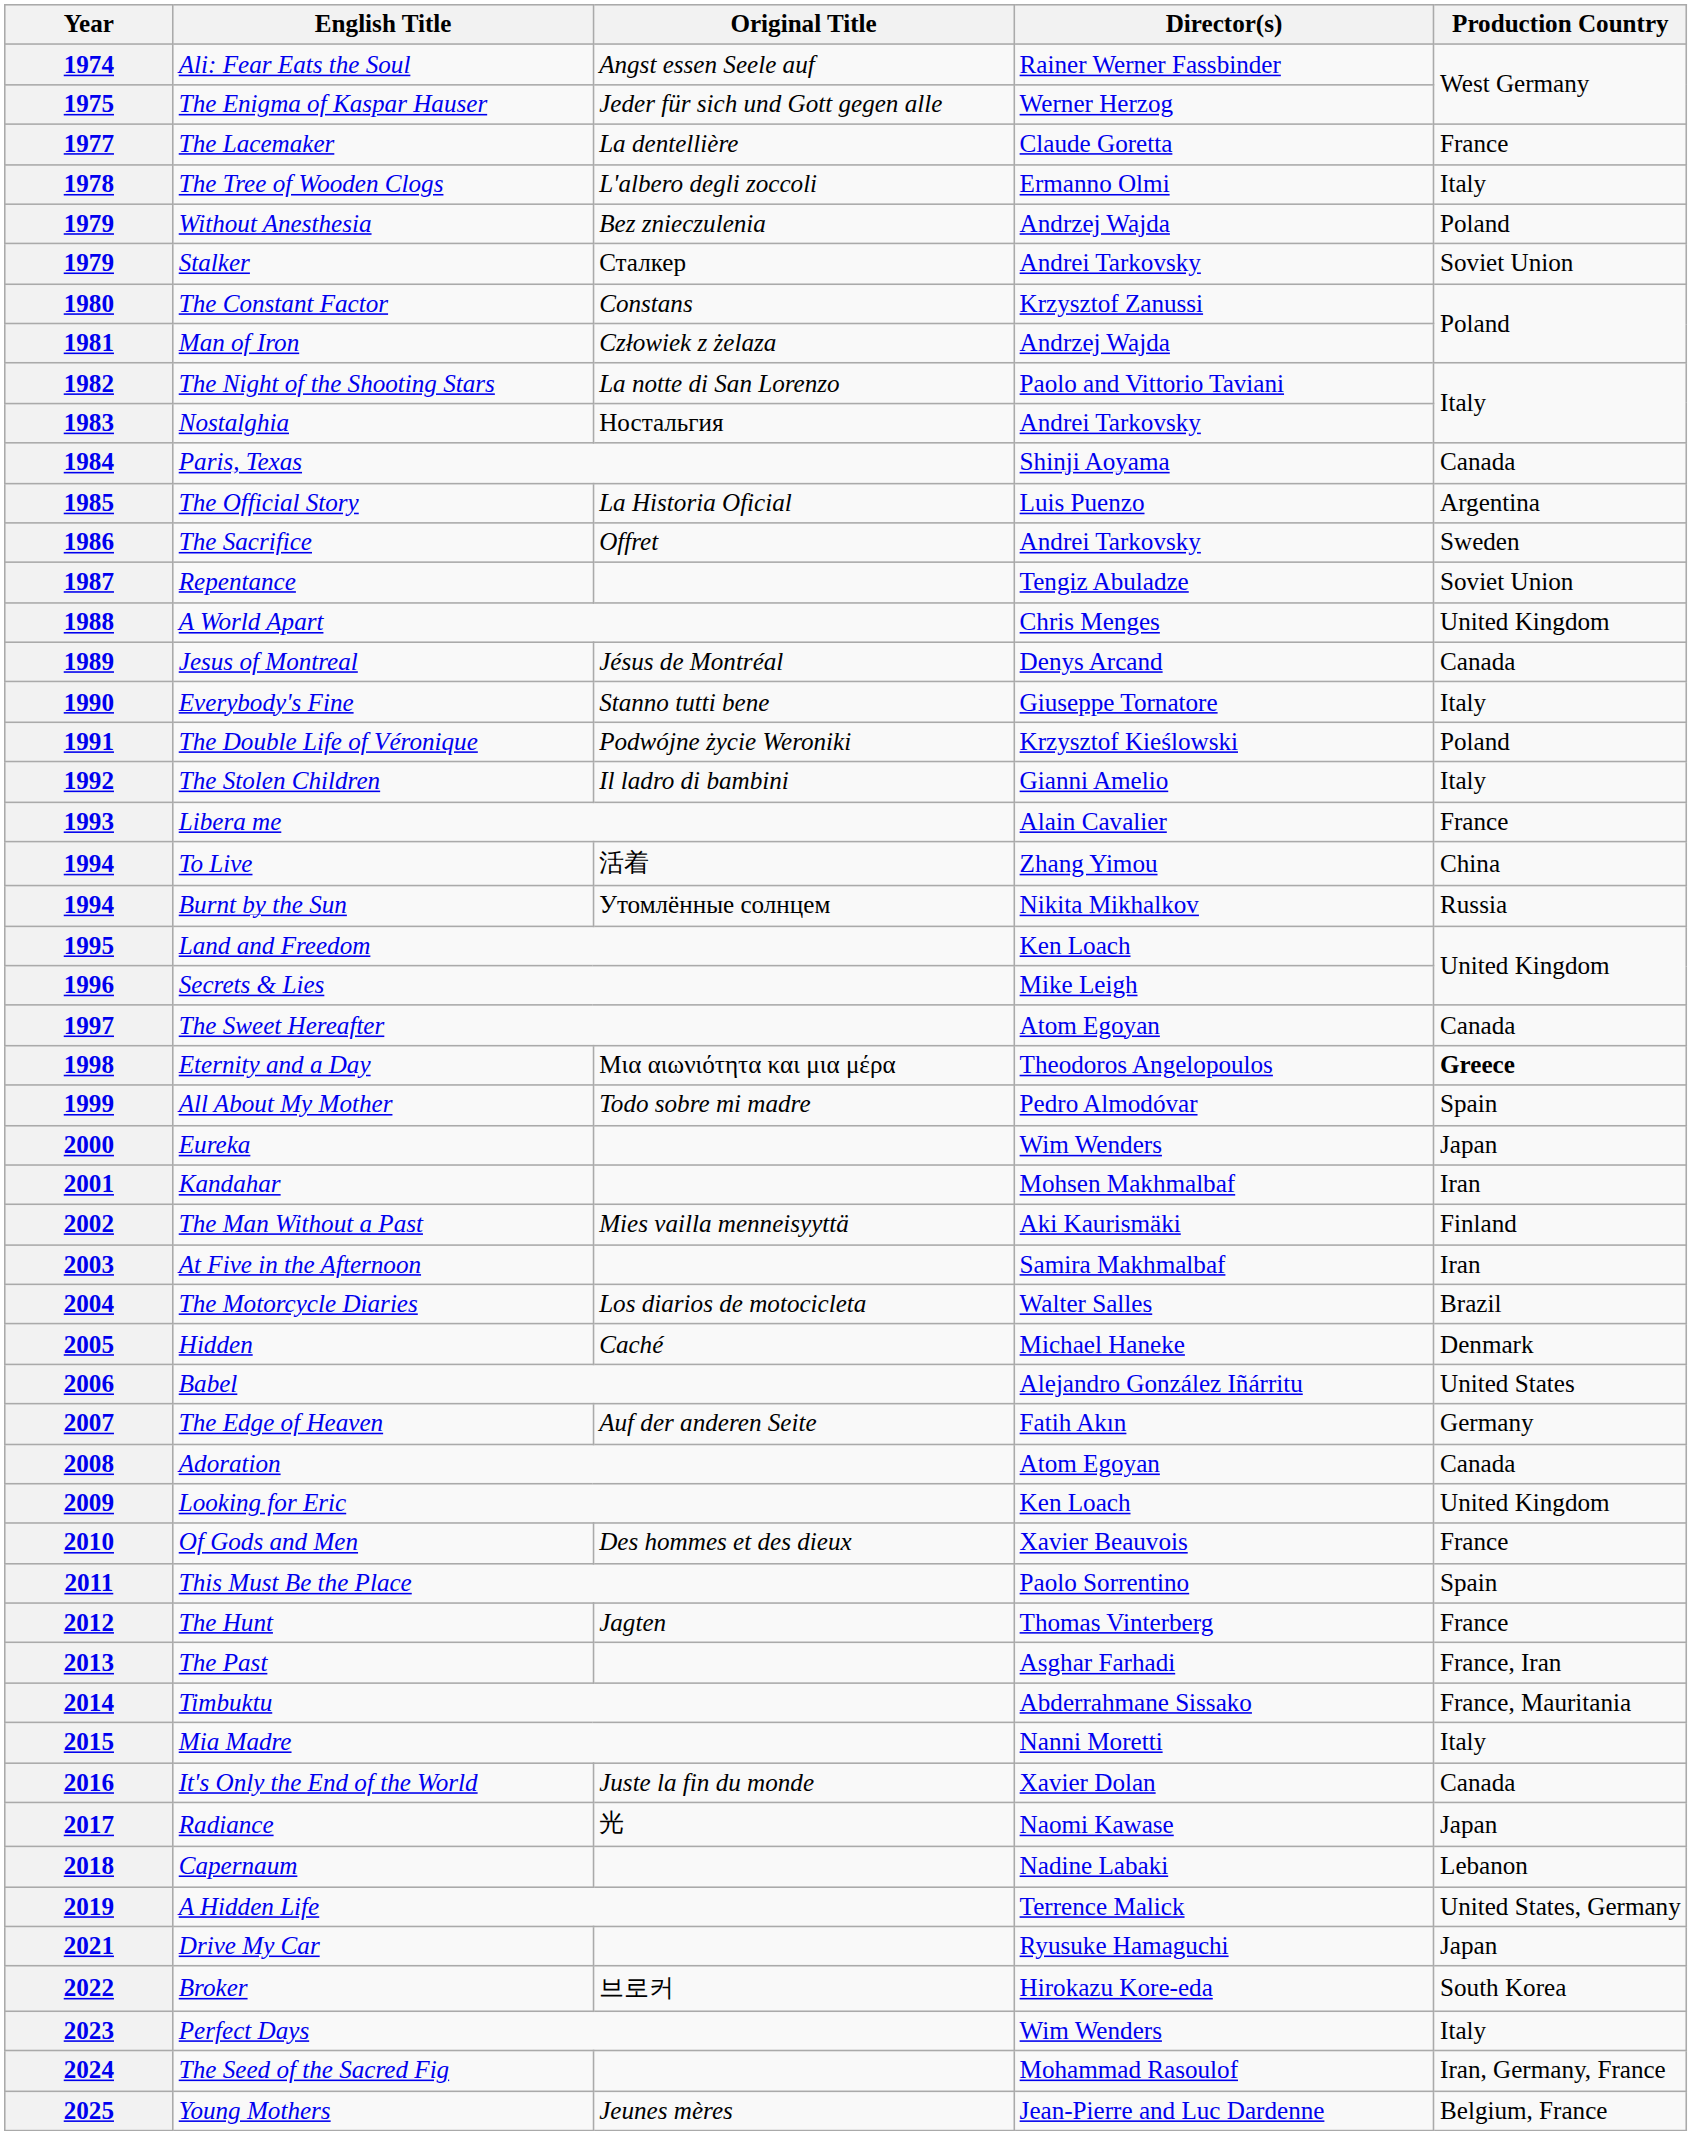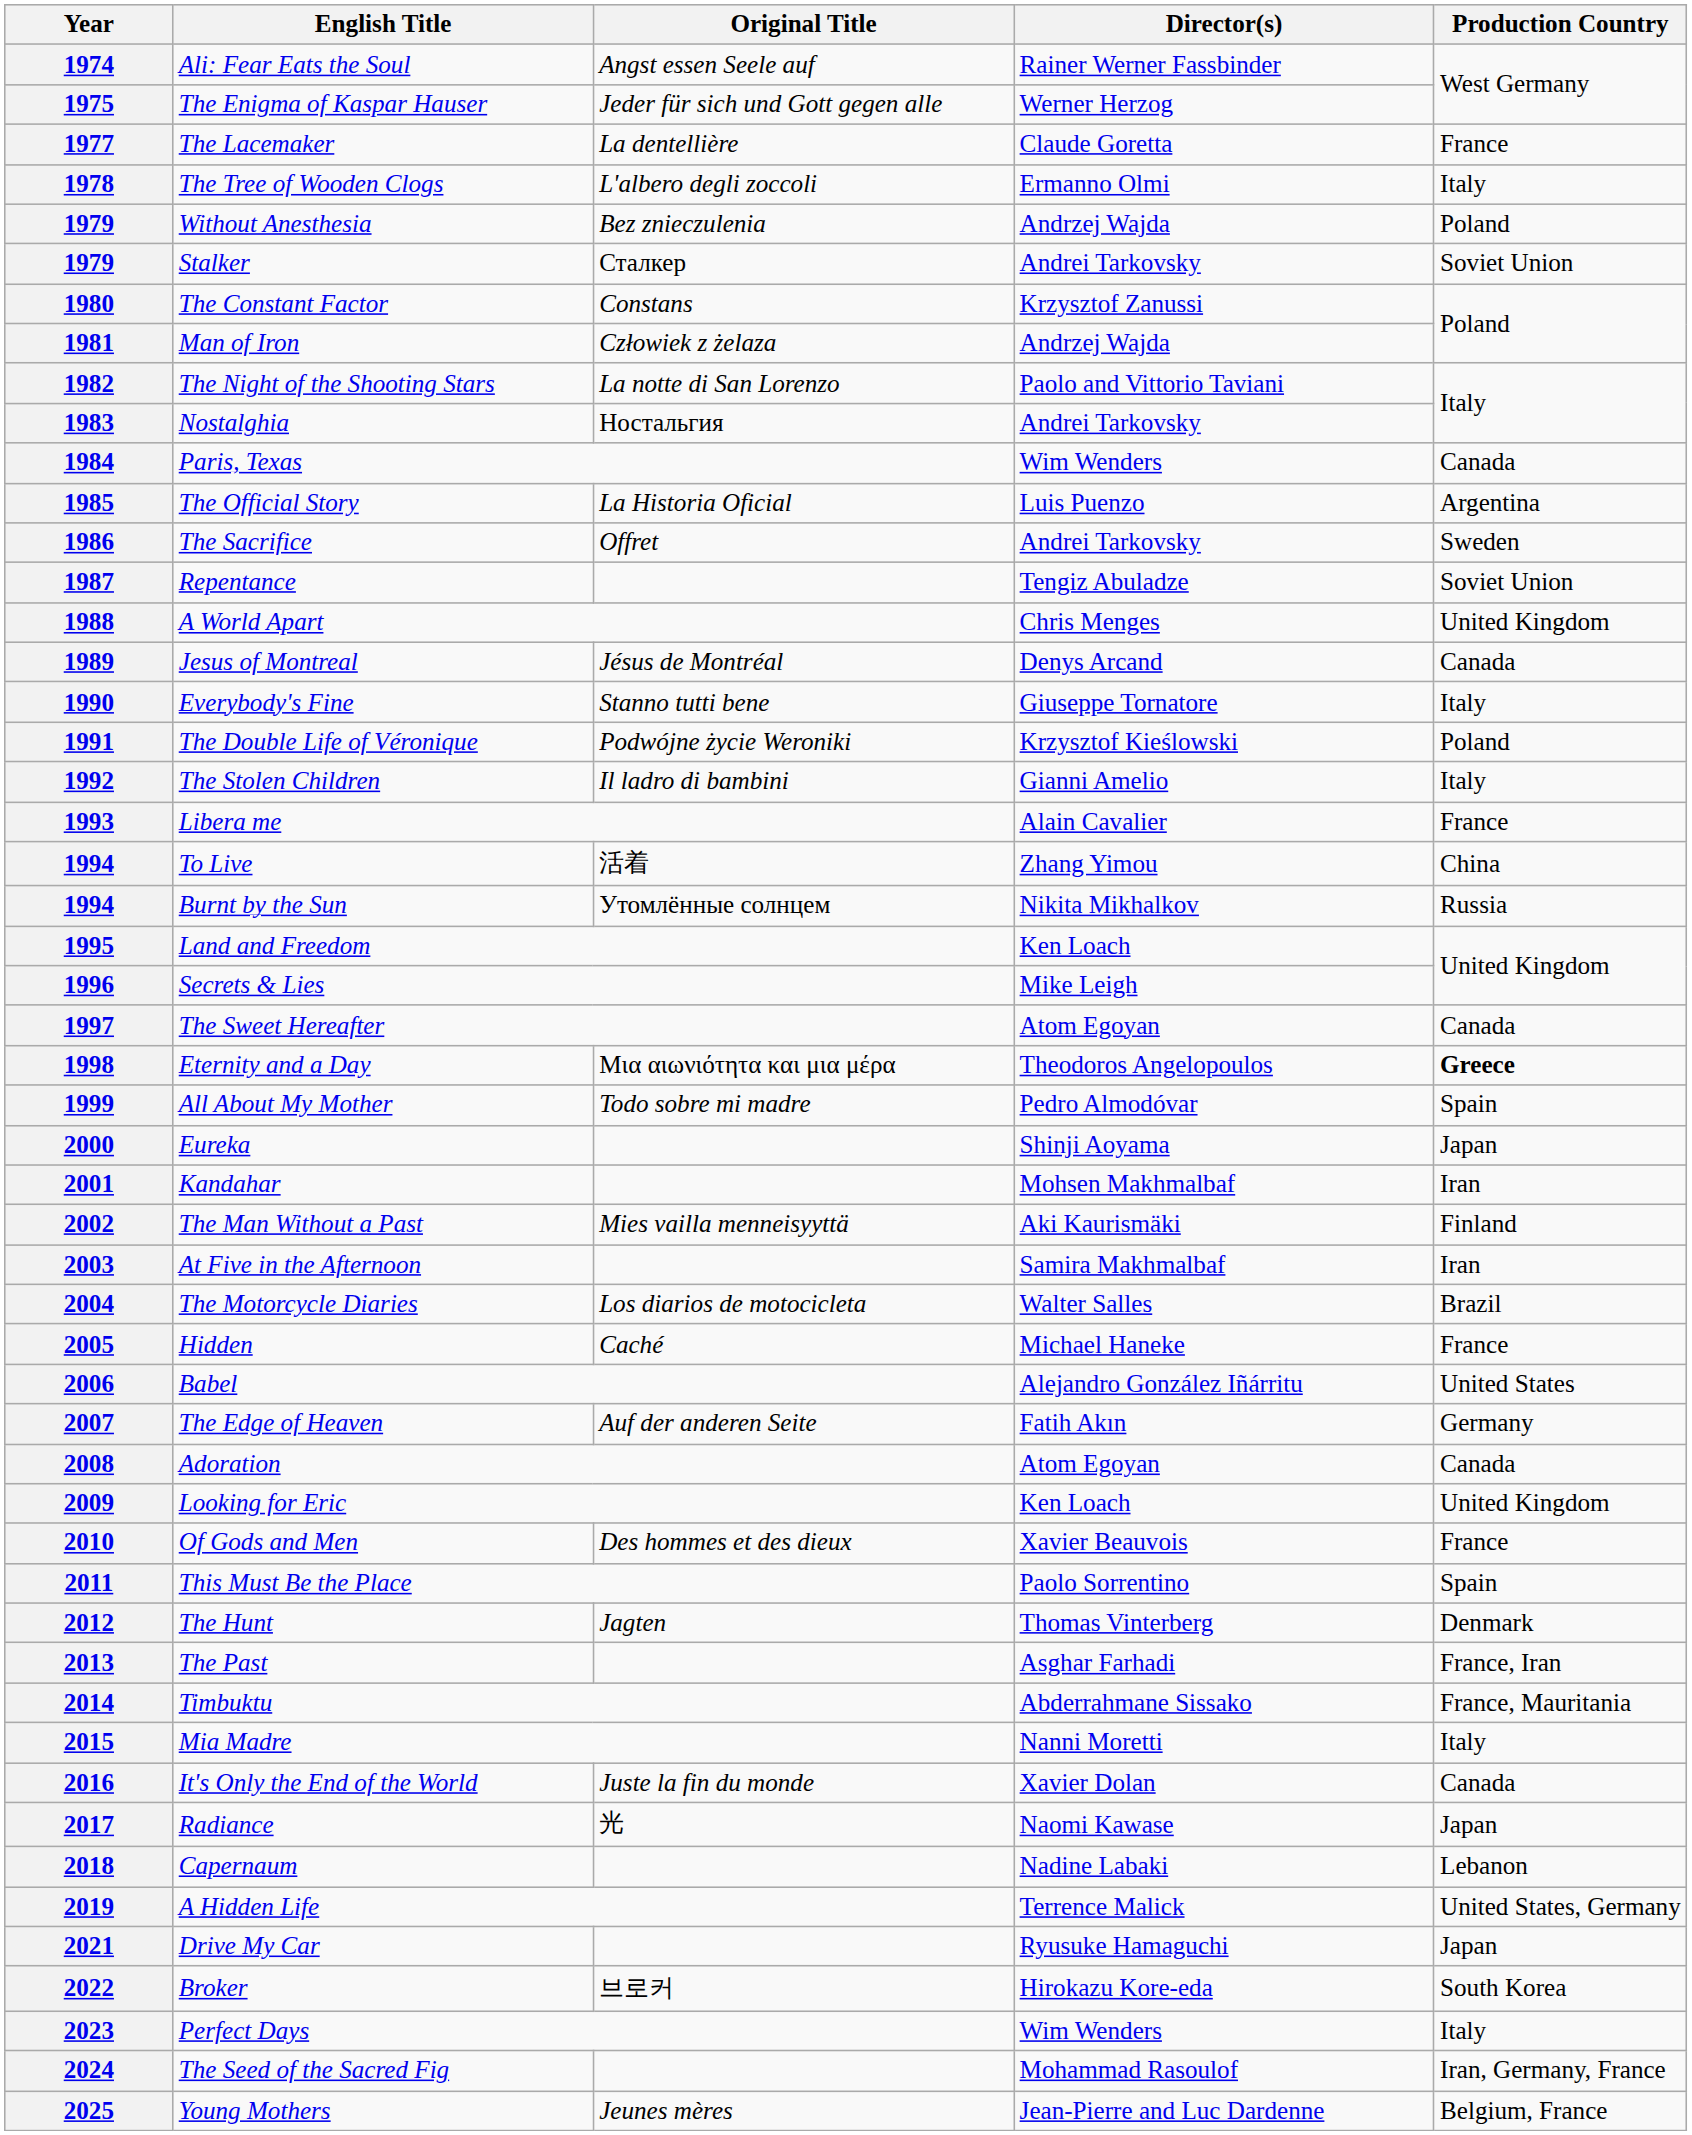(1095, 462) Shinji Aoyama -> (1091, 462) Wim Wenders
(1091, 1144) Wim Wenders -> (1095, 1144) Shinji Aoyama
(1487, 1343) Denmark -> (1474, 1343) France
(1474, 1622) France -> (1487, 1622) Denmark
